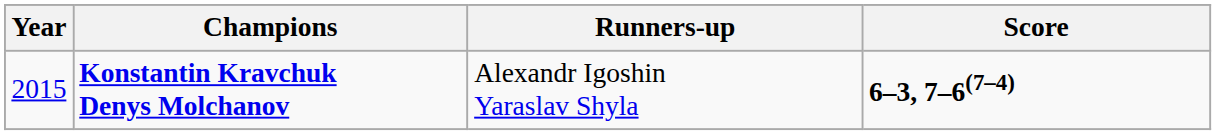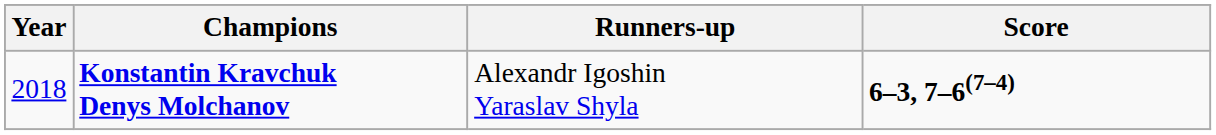(39, 89) 2015 -> (39, 89) 2018
